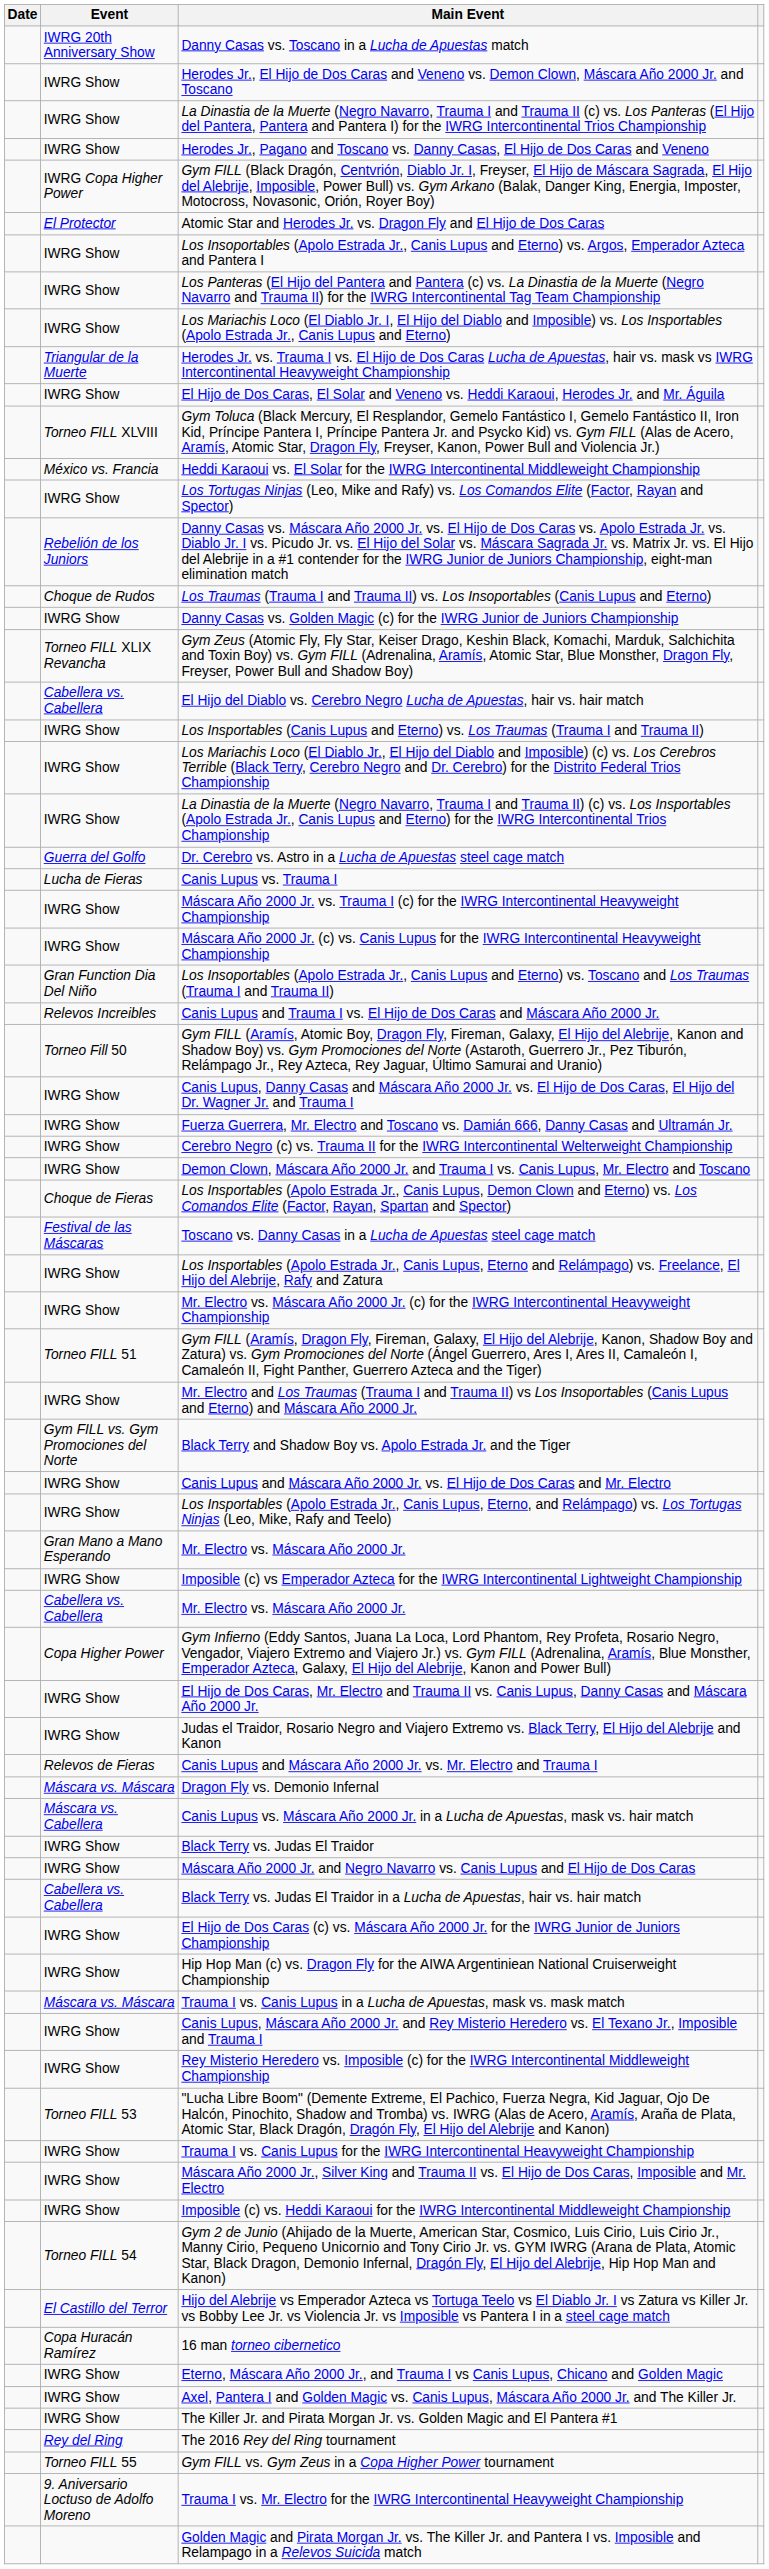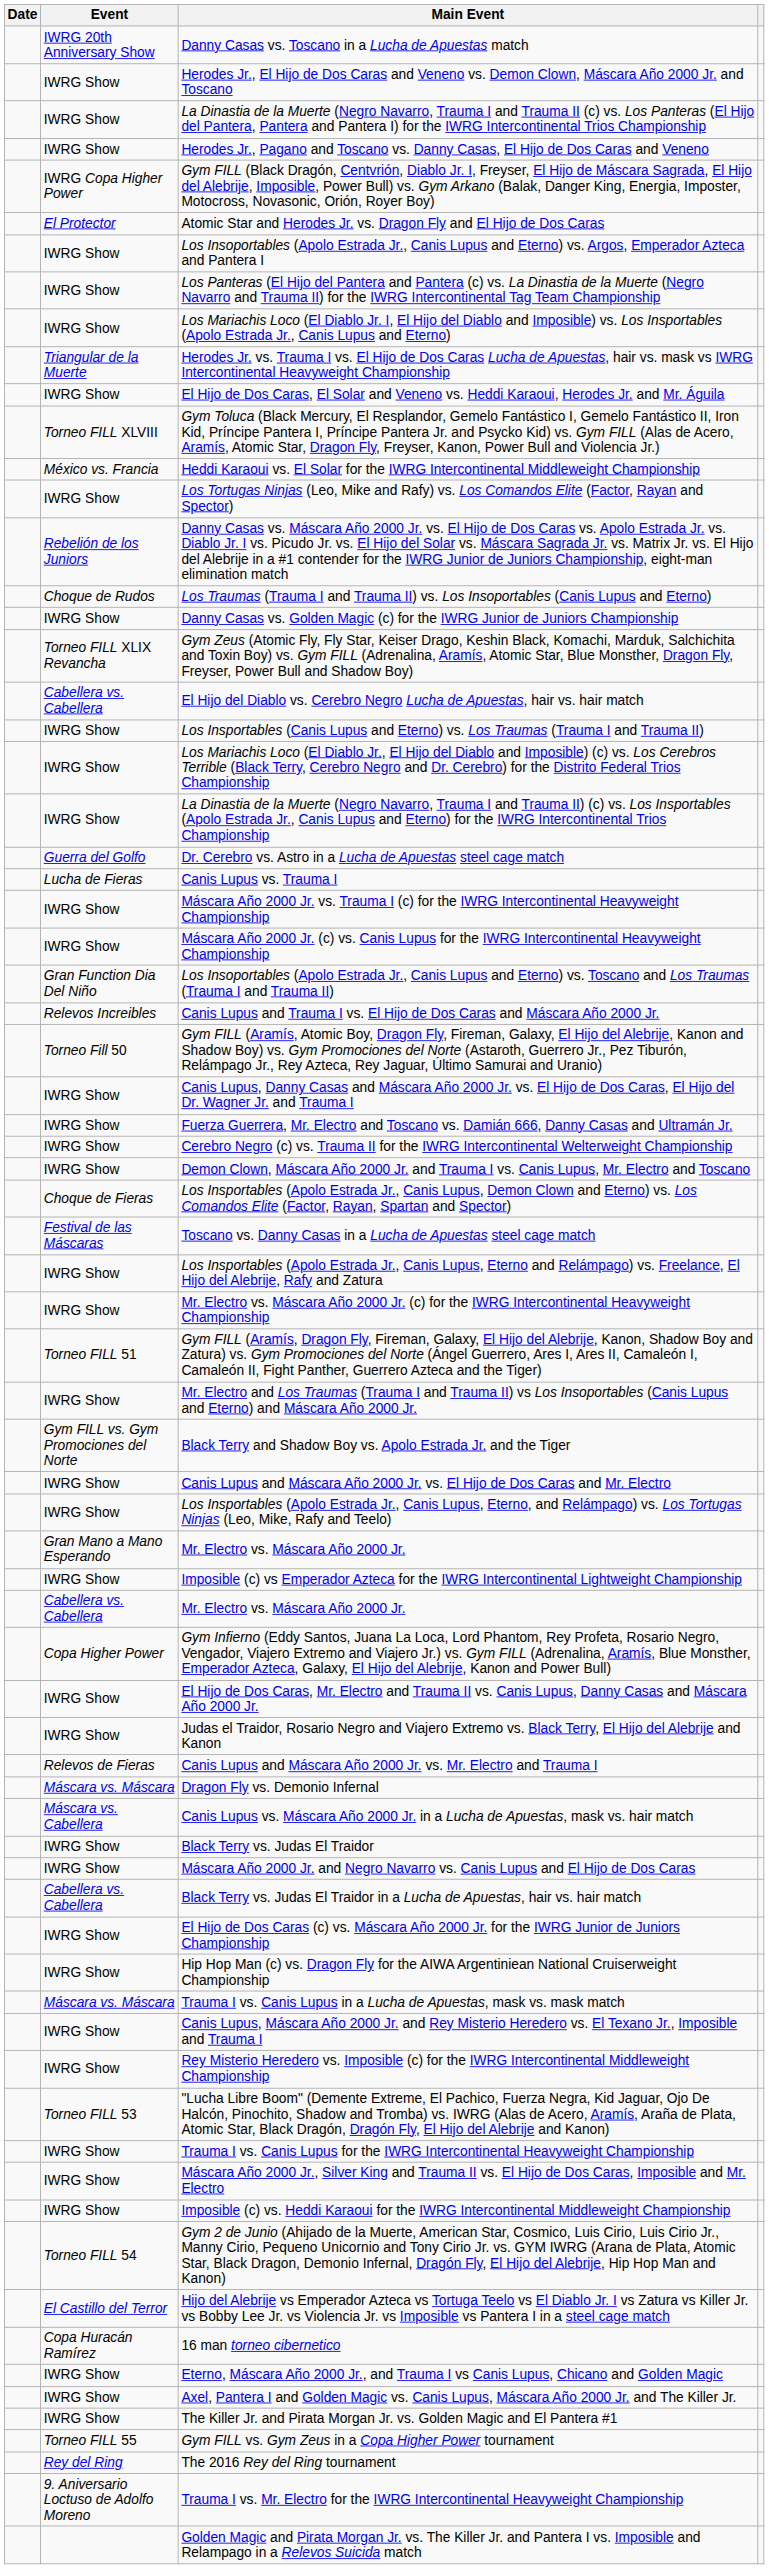rows swapped: (83, 2440) <-> (90, 2462)
